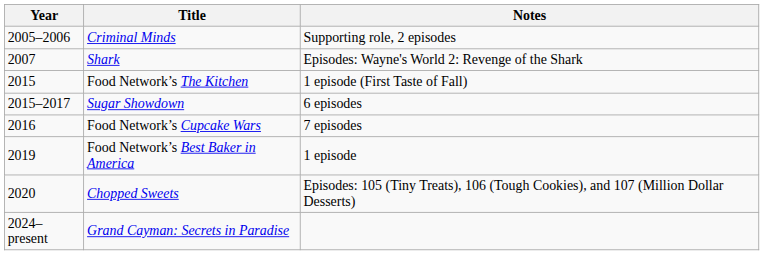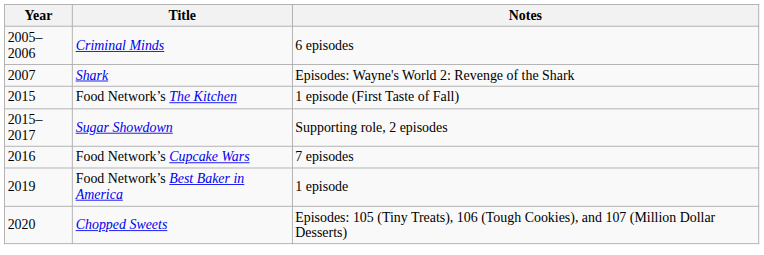(380, 37) Supporting role, 2 episodes -> (324, 45) 6 episodes
(333, 103) 6 episodes -> (371, 127) Supporting role, 2 episodes
- row: (188, 231)
